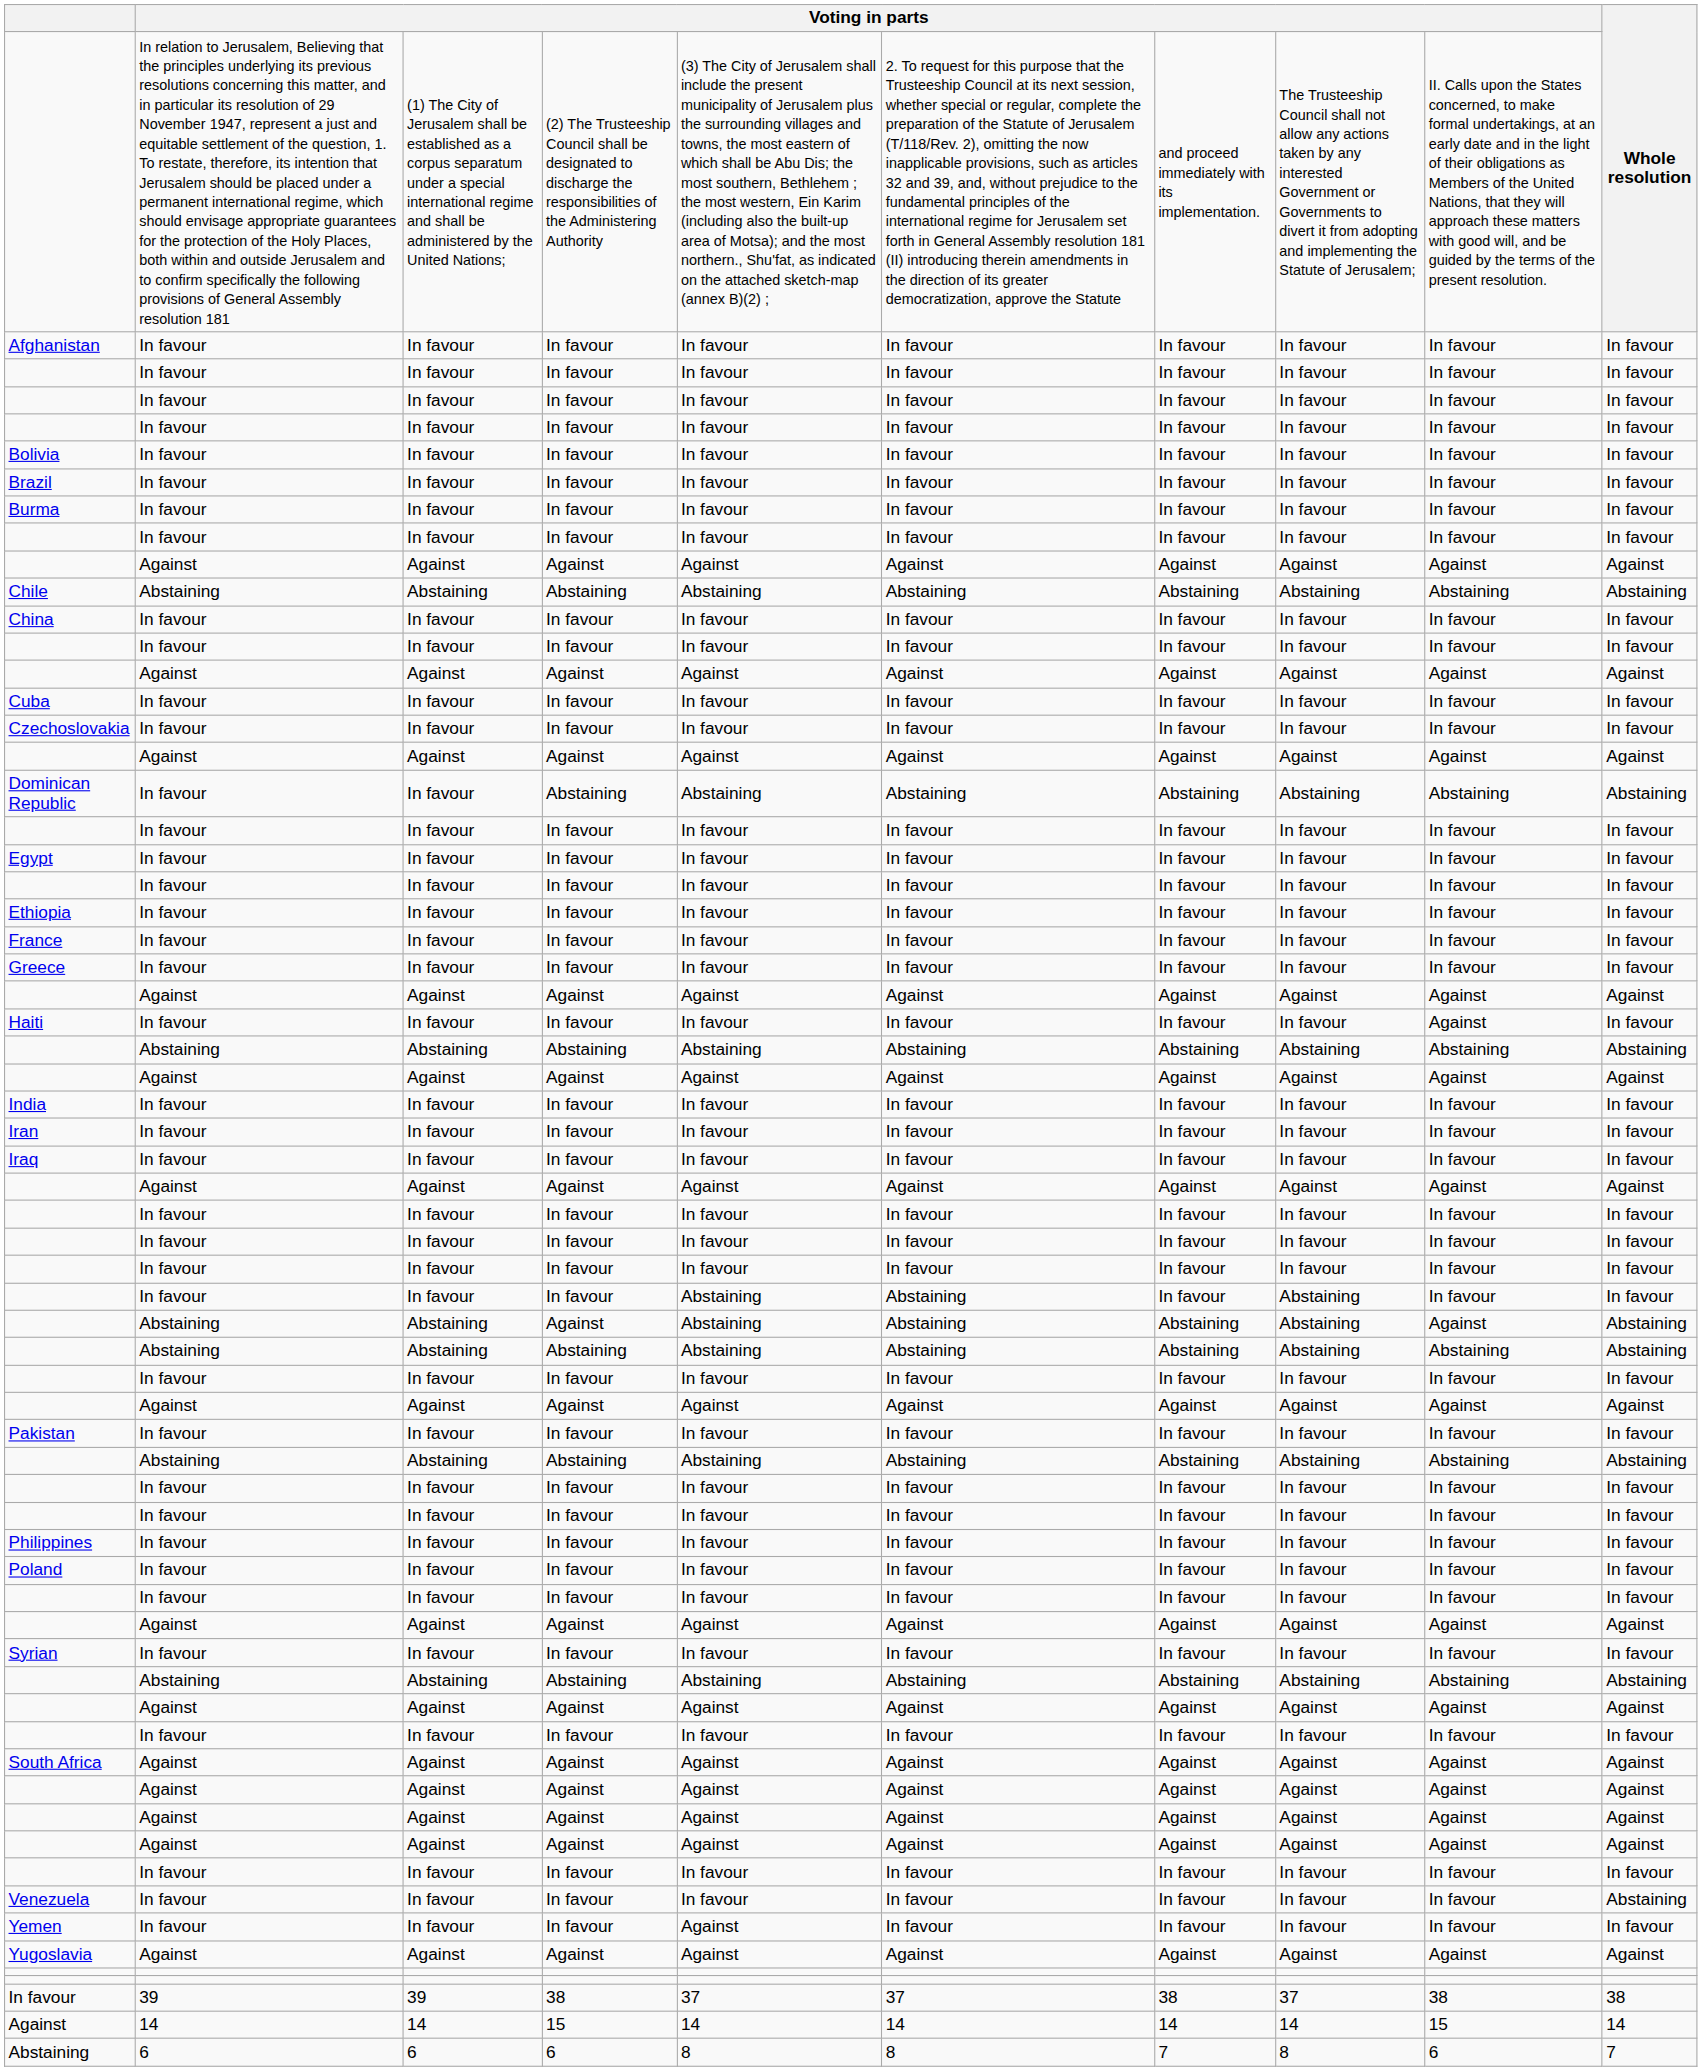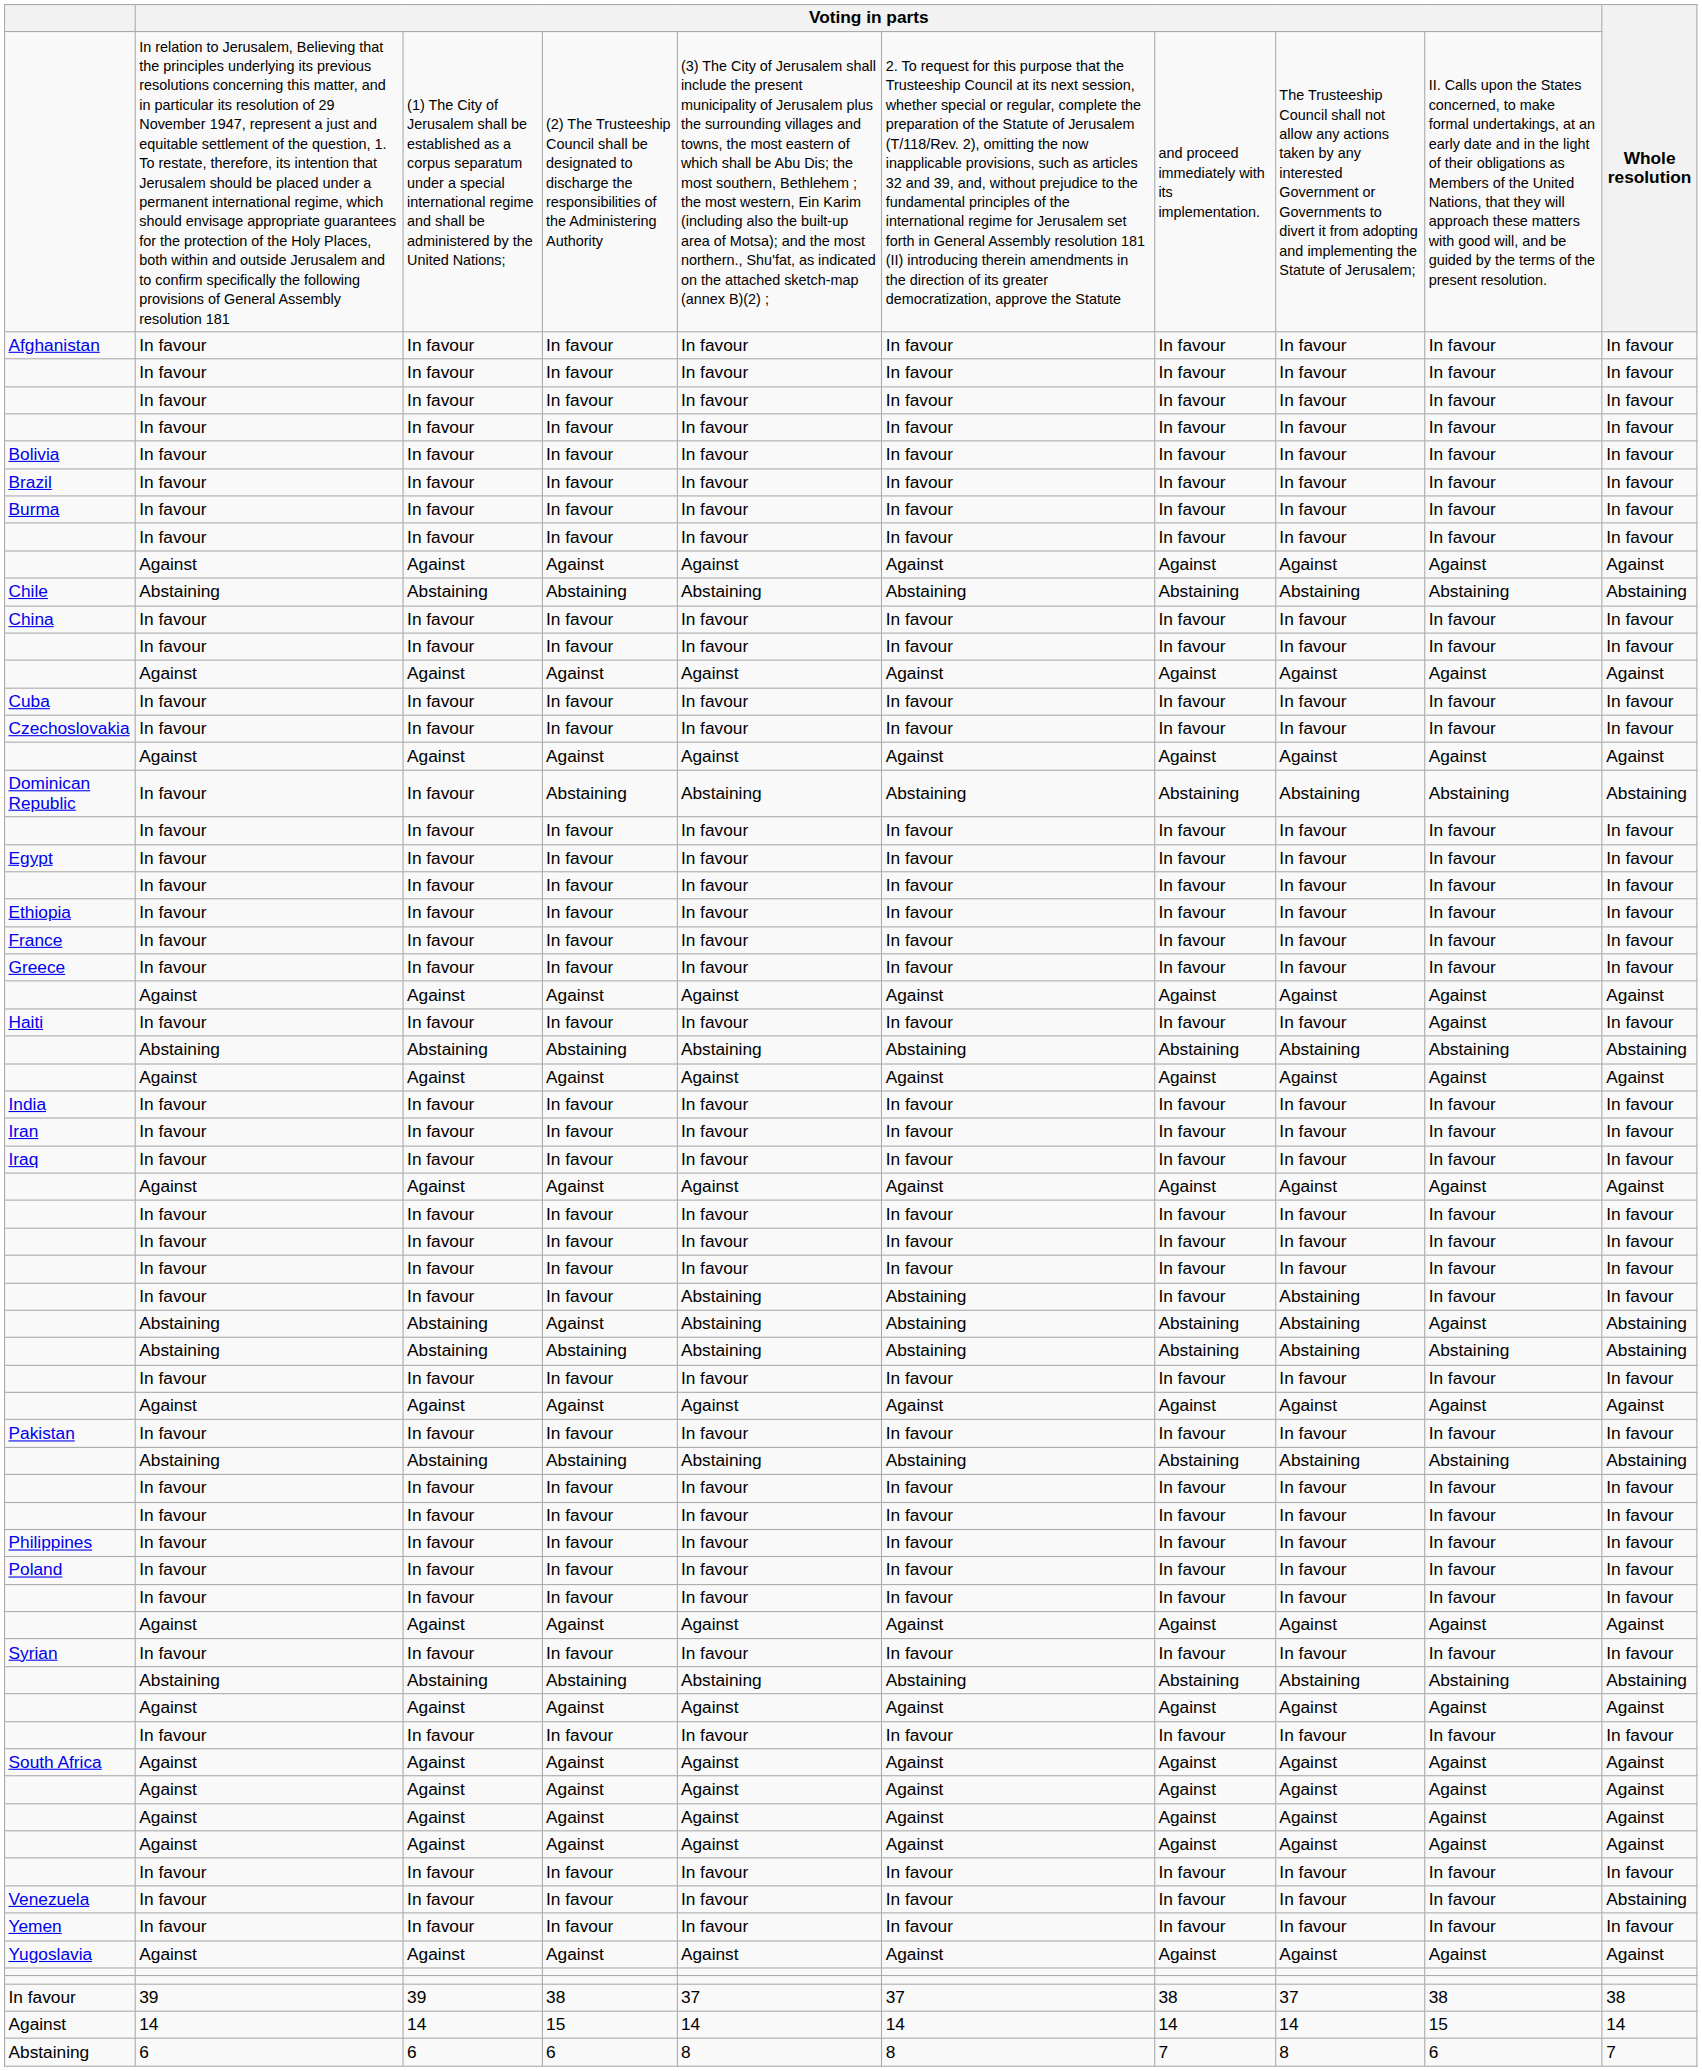(710, 1926) Against -> (715, 1926) In favour
